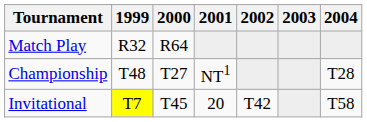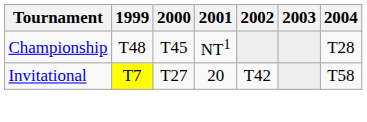- row: (47, 44)
(174, 74) T27 -> (174, 47) T45
(174, 103) T45 -> (174, 76) T27
